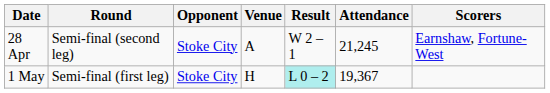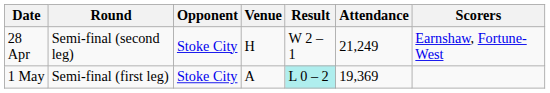(250, 46) A -> (250, 46) H
(359, 46) 21,245 -> (359, 46) 21,249
(250, 76) H -> (250, 76) A
(359, 76) 19,367 -> (359, 76) 19,369
